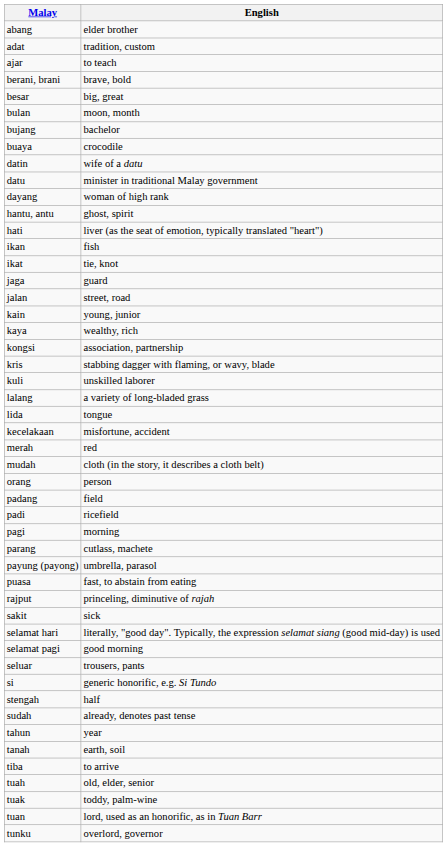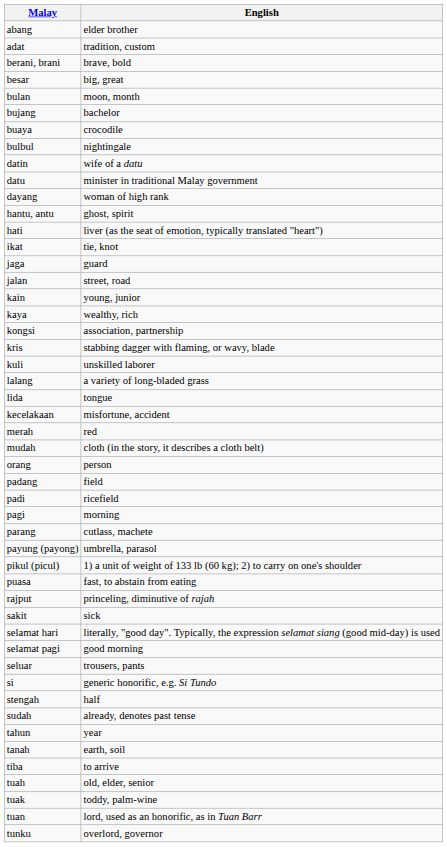- row: (15, 63)
+ row: (20, 146)
- row: (16, 247)
+ row: (33, 565)
